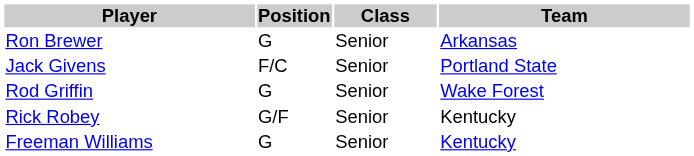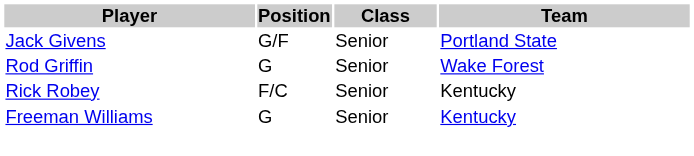- row: (54, 41)
(273, 66) F/C -> (273, 41) G/F
(273, 116) G/F -> (273, 91) F/C
